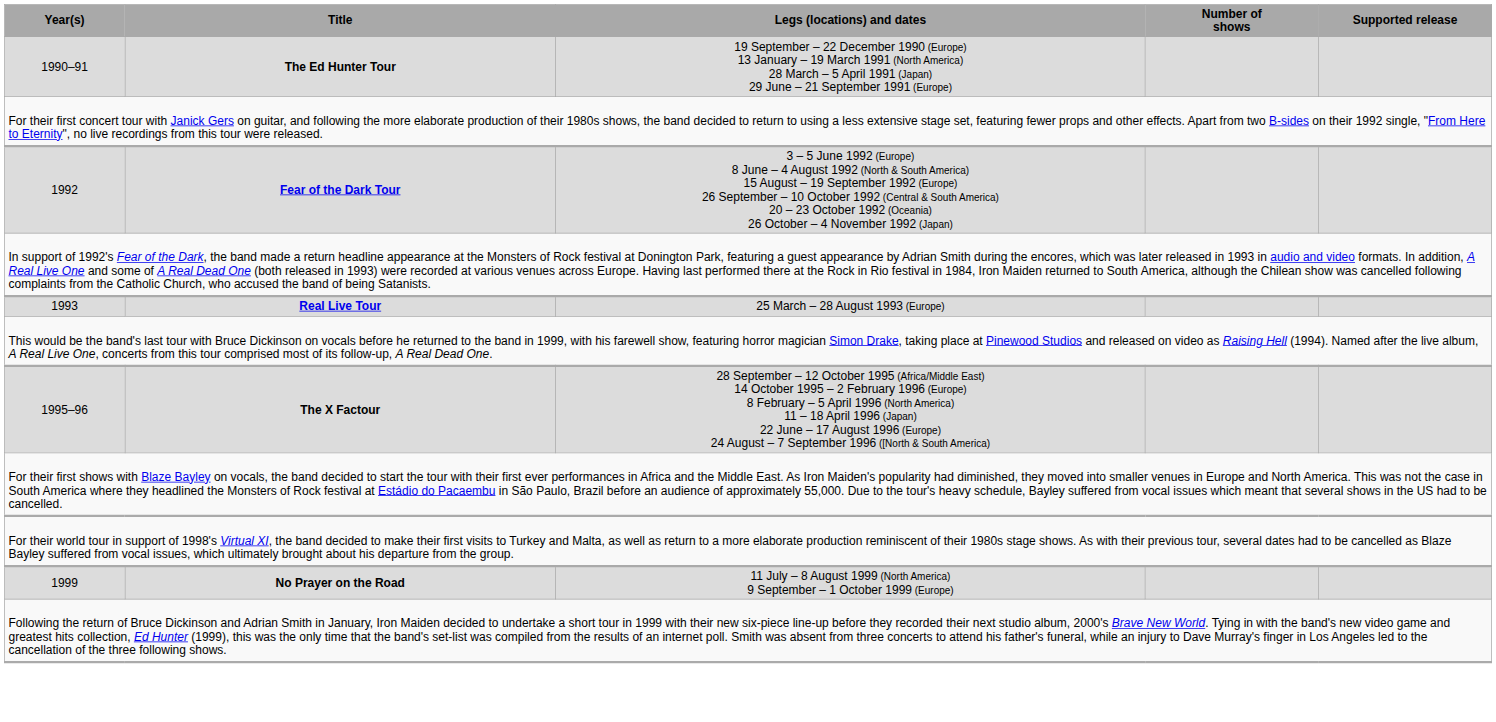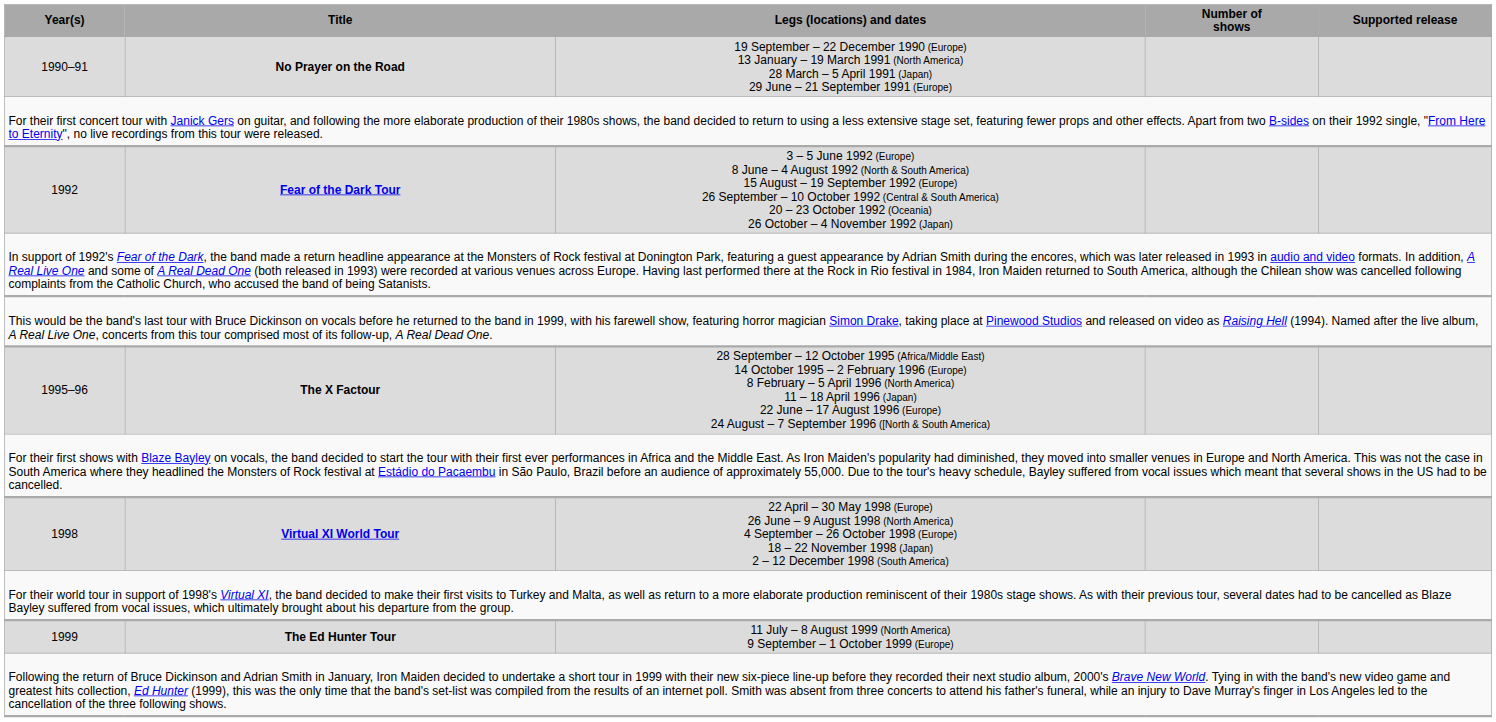(340, 66) The Ed Hunter Tour -> (340, 66) No Prayer on the Road
- row: (65, 306)
+ row: (65, 534)
(340, 583) No Prayer on the Road -> (340, 637) The Ed Hunter Tour
